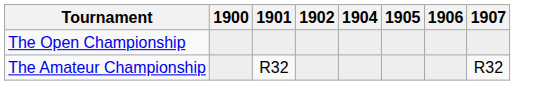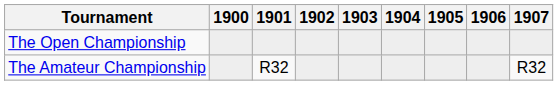+ column: (360, 17)
